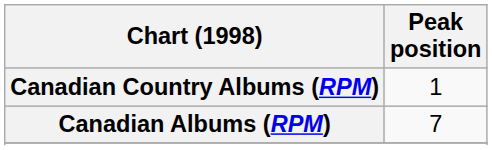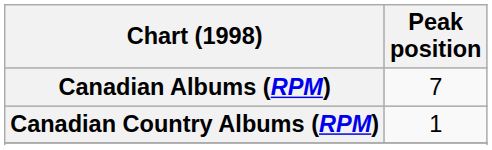rows swapped: (195, 124) <-> (195, 86)
